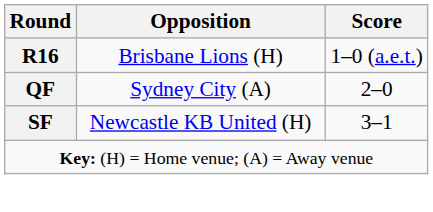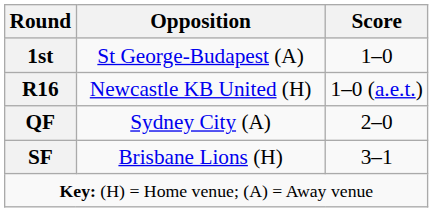+ row: (40, 55)
(201, 55) Brisbane Lions (H) -> (201, 88) Newcastle KB United (H)
(201, 122) Newcastle KB United (H) -> (201, 156) Brisbane Lions (H)
